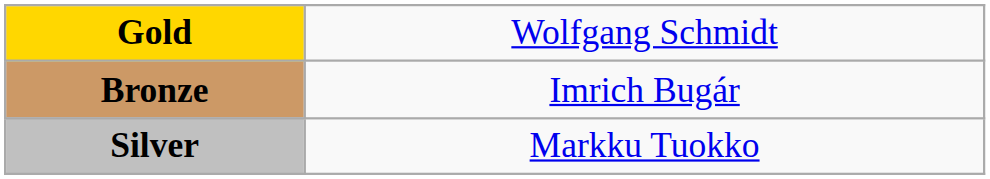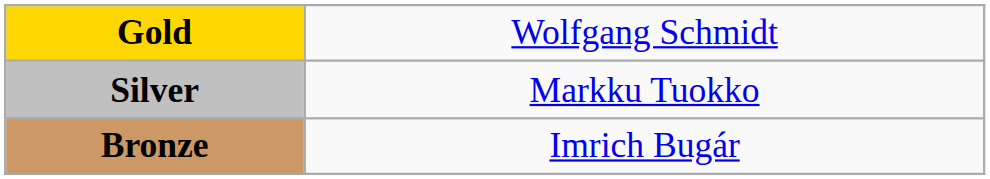rows swapped: (155, 145) <-> (155, 88)
